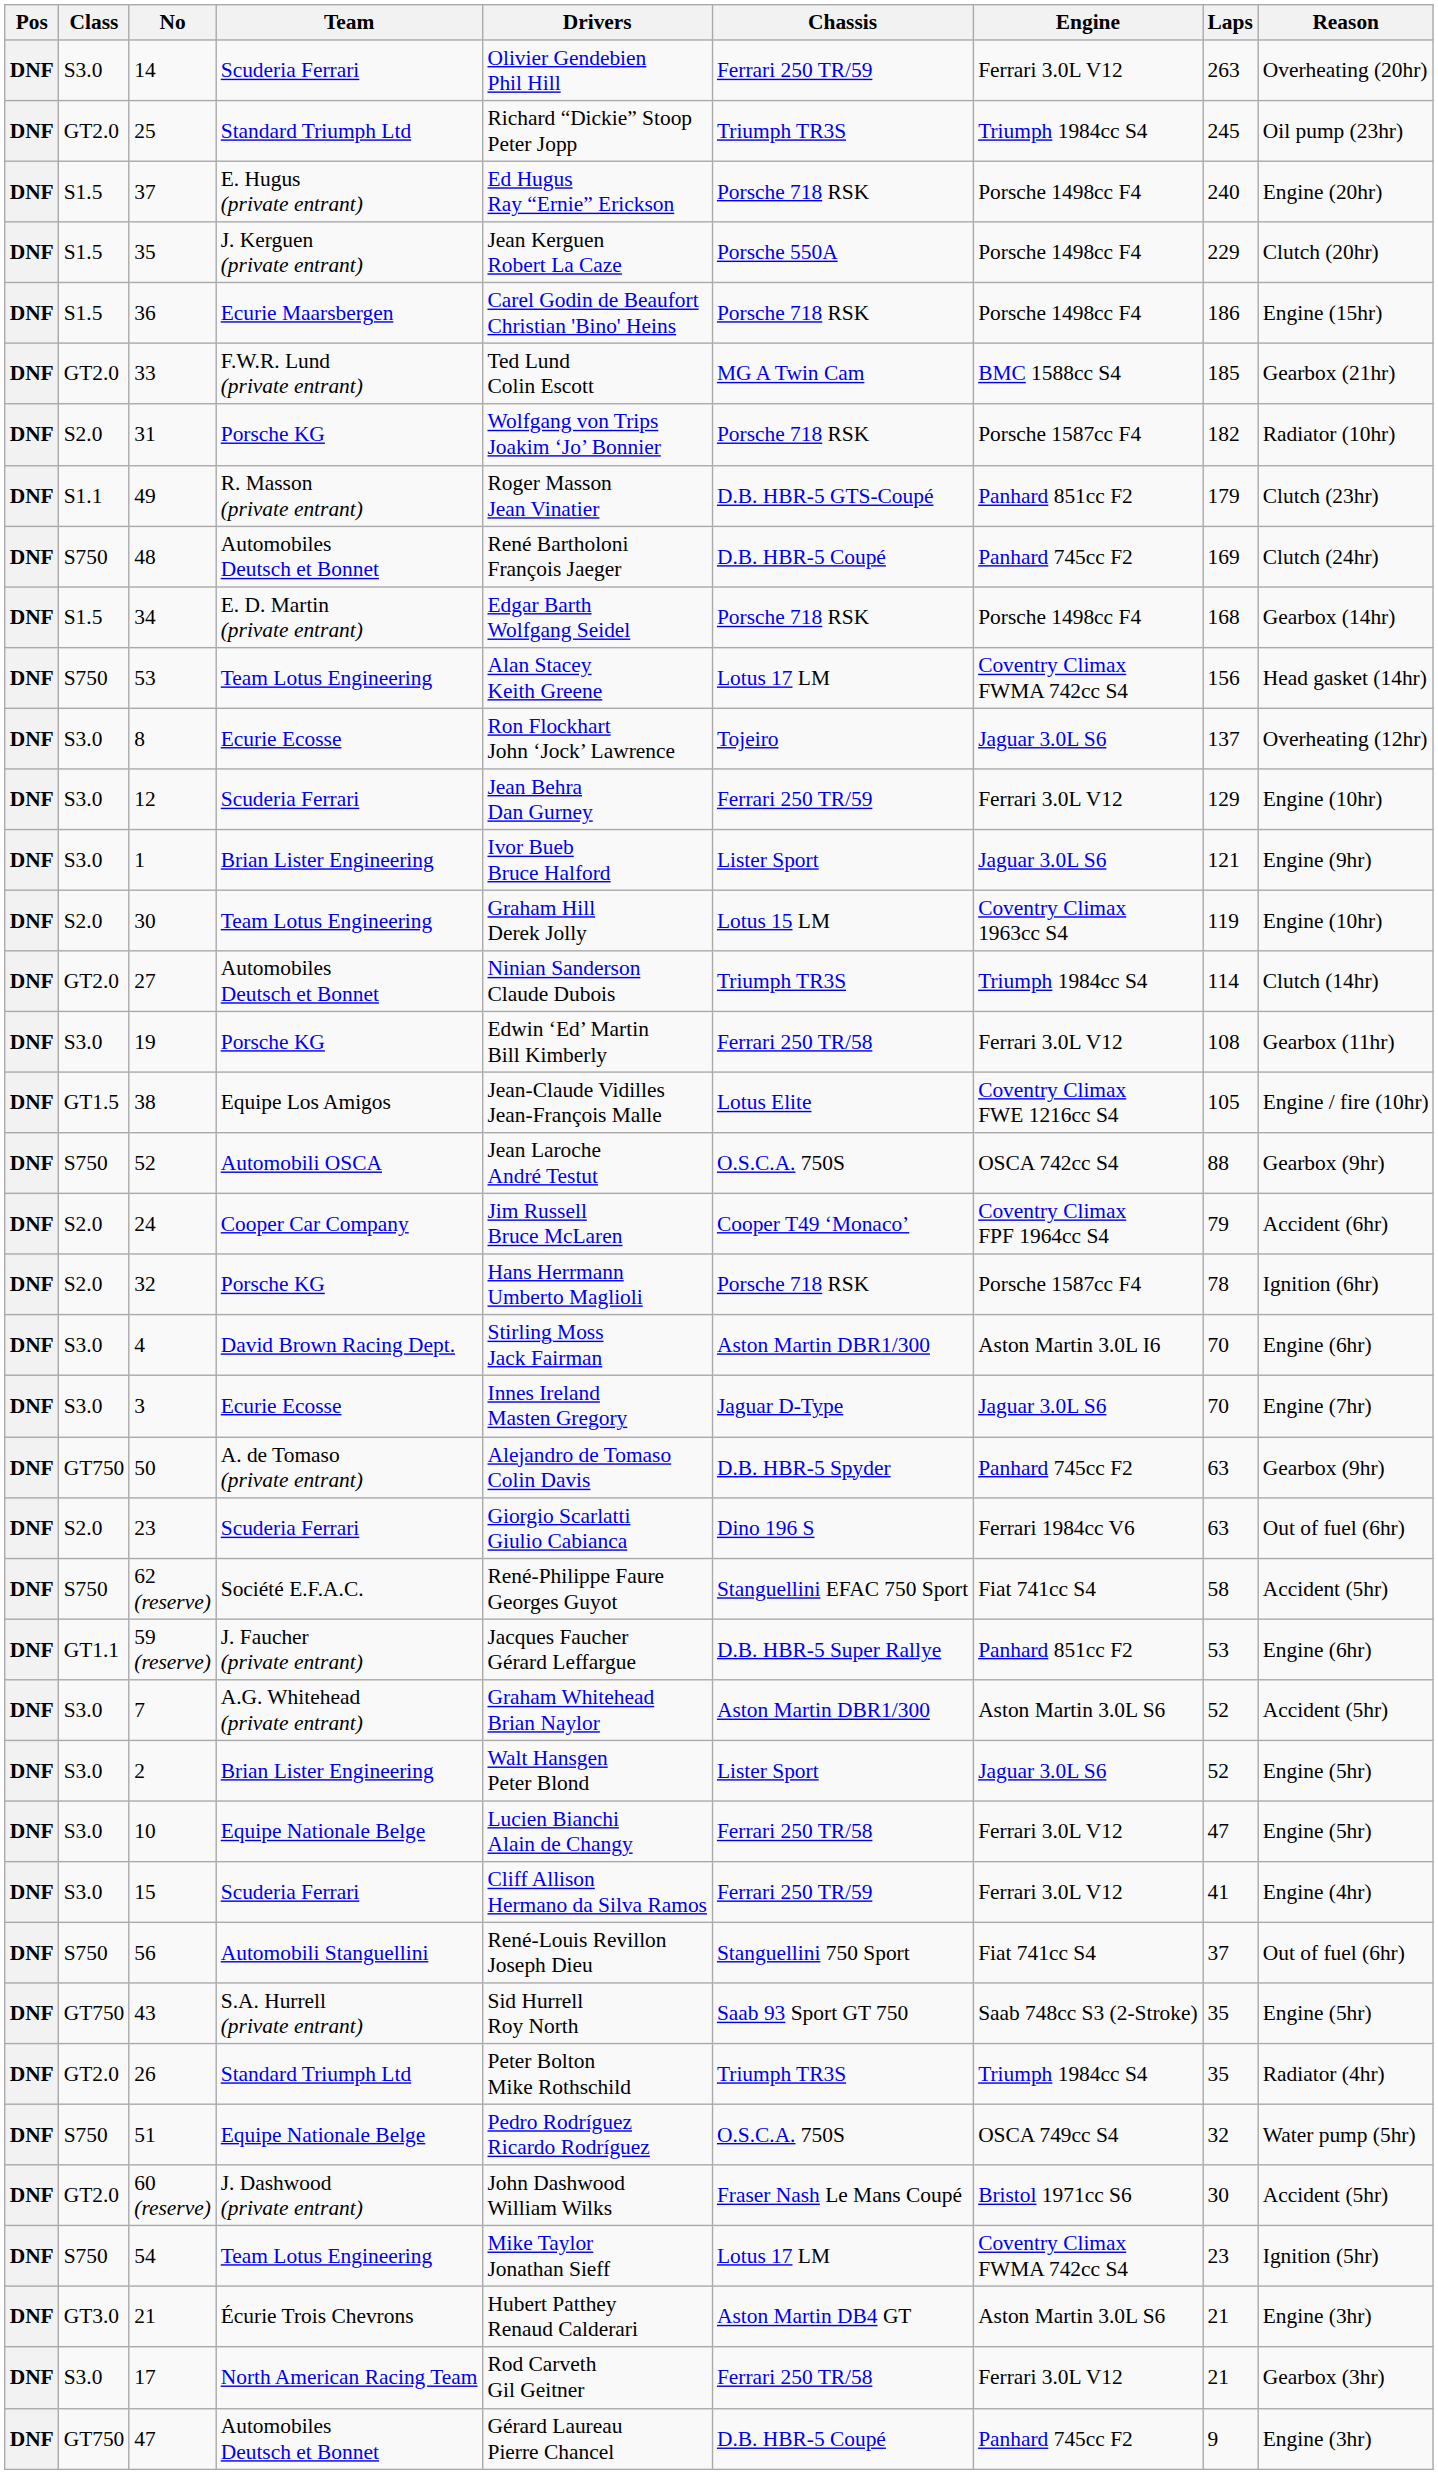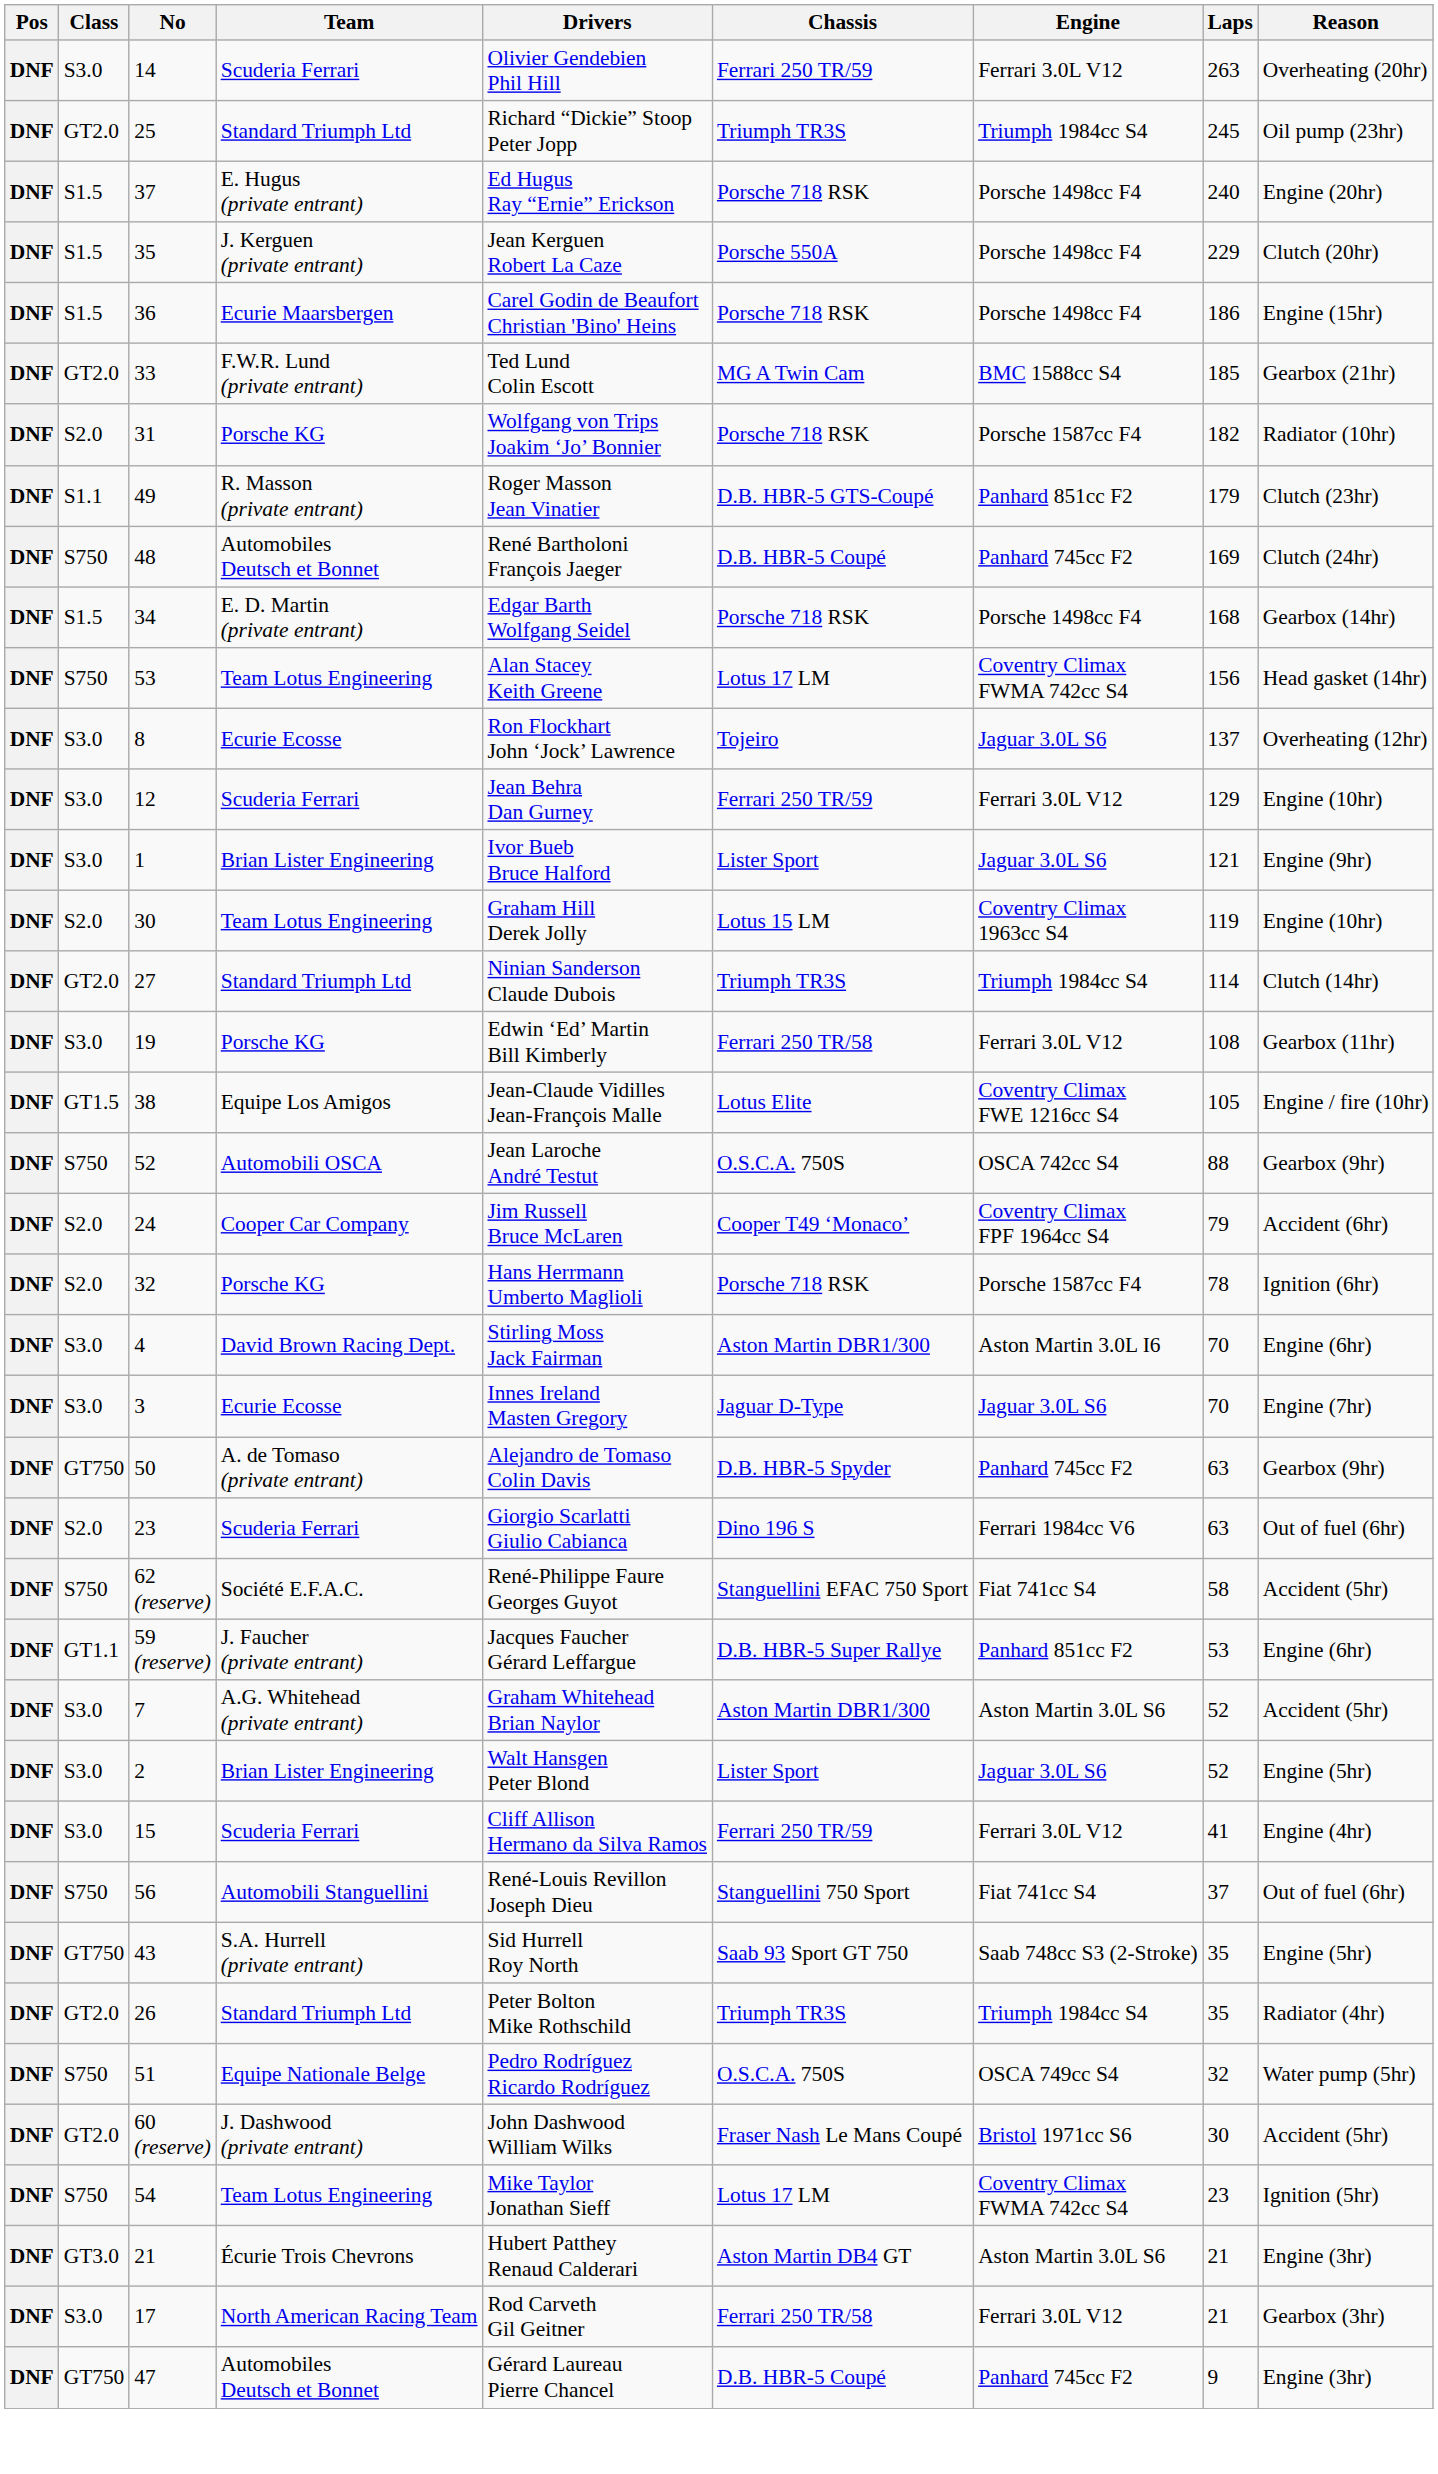(300, 981) Automobiles Deutsch et Bonnet -> (316, 981) Standard Triumph Ltd
- row: (145, 1831)
